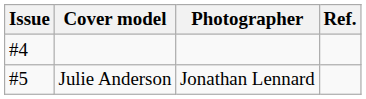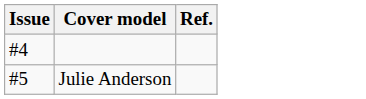- column: (247, 19)
